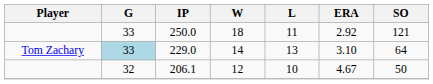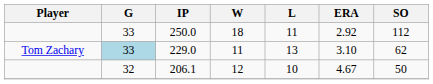(401, 32) 121 -> (401, 32) 112
(237, 50) 14 -> (237, 50) 11
(401, 50) 64 -> (401, 50) 62
